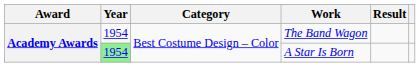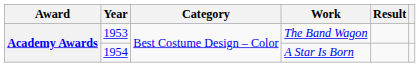(116, 33) 1954 -> (116, 33) 1953
(116, 52) lightgreen background -> (116, 52) no background
